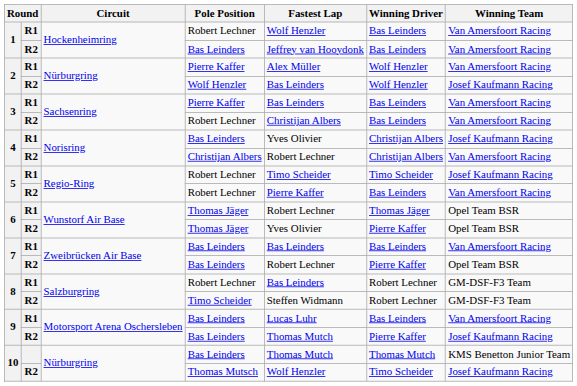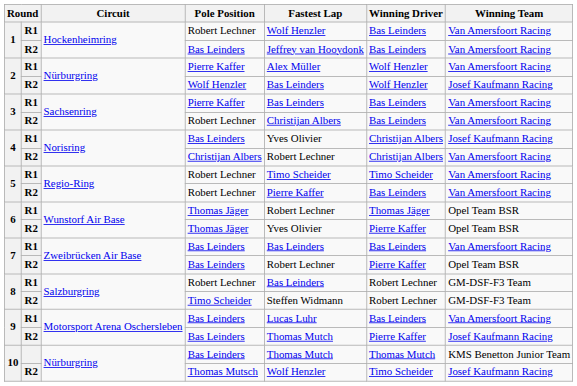(500, 174) Josef Kaufmann Racing -> (500, 174) Van Amersfoort Racing
